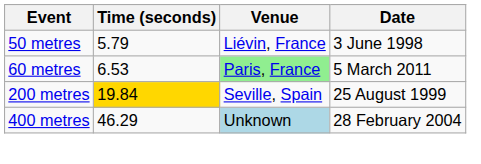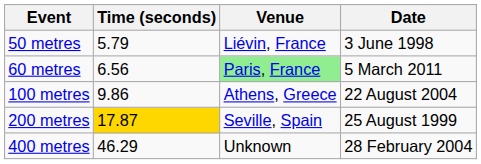(113, 69) 6.53 -> (113, 69) 6.56
+ row: (49, 95)
(118, 95) 19.84 -> (118, 121) 17.87
(258, 121) lightblue background -> (258, 146) no background
